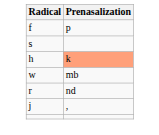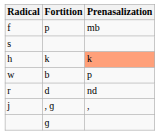+ column: (63, 12)
(68, 28) p -> (93, 28) mb
(72, 75) mb -> (89, 75) p
